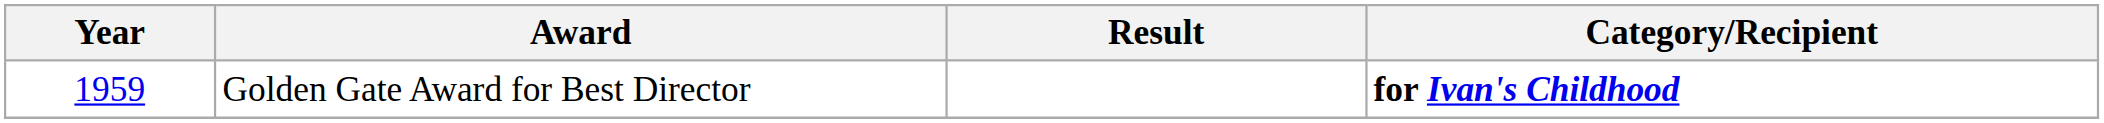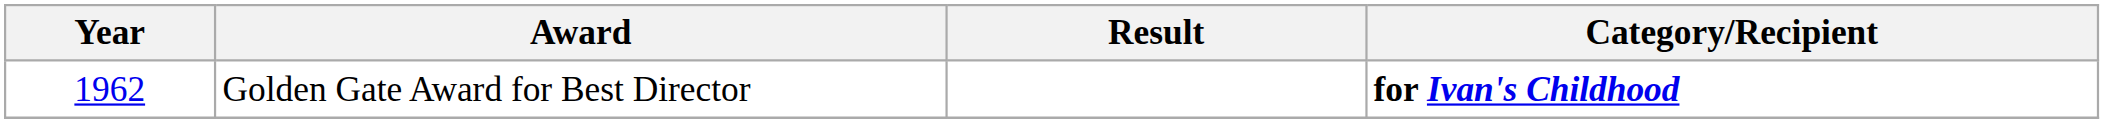(110, 88) 1959 -> (110, 88) 1962
